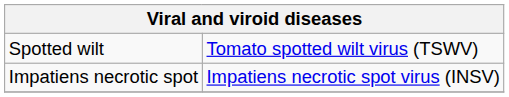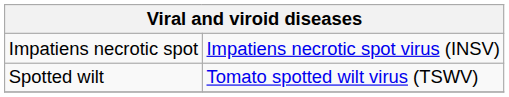rows swapped: (103, 77) <-> (56, 48)
